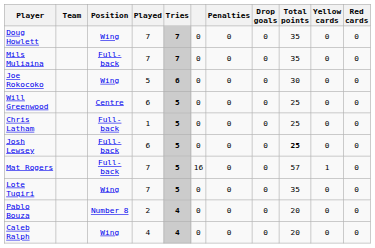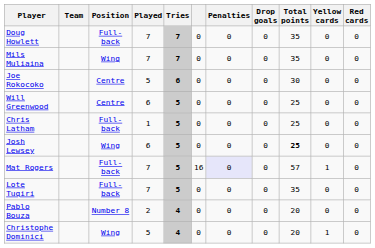(110, 37) Wing -> (110, 37) Full-back
(110, 59) Full-back -> (110, 59) Wing
(110, 80) Wing -> (110, 80) Centre
(110, 145) Full-back -> (110, 145) Wing
(229, 167) no background -> (229, 167) lavender background
(110, 189) Wing -> (110, 189) Full-back
+ row: (30, 232)
- row: (18, 232)
